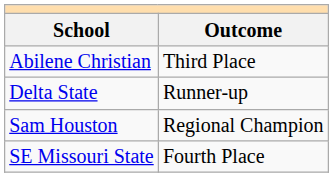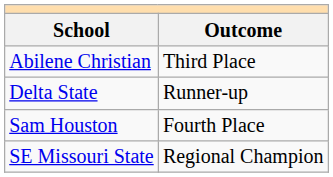(243, 124) Regional Champion -> (214, 124) Fourth Place
(214, 156) Fourth Place -> (243, 156) Regional Champion
